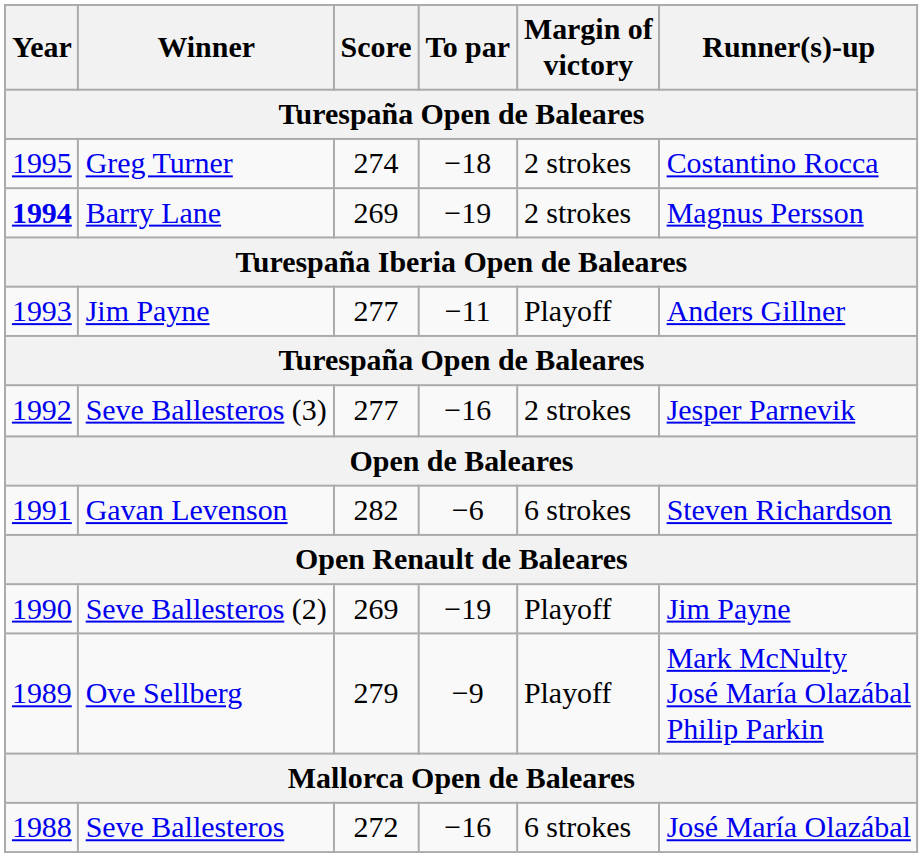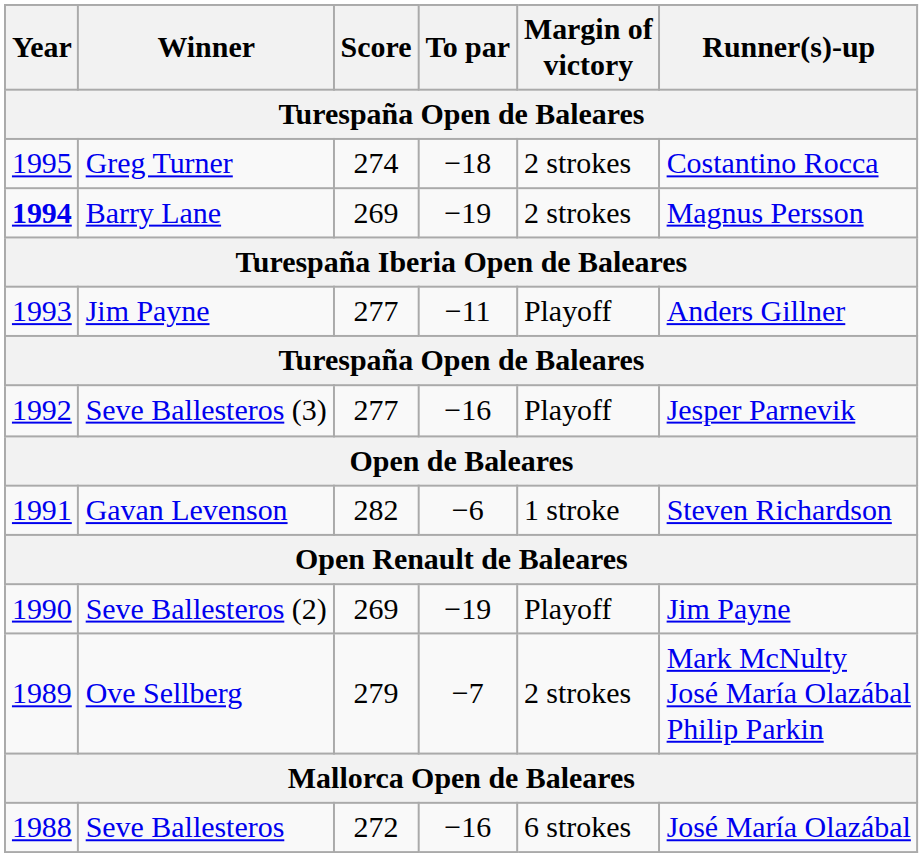(578, 410) 2 strokes -> (568, 410) Playoff
(578, 509) 6 strokes -> (572, 509) 1 stroke
(468, 692) −9 -> (468, 692) −7
(568, 692) Playoff -> (578, 692) 2 strokes
